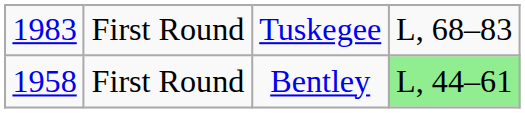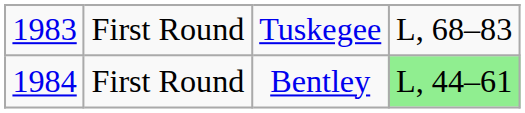(45, 81) 1958 -> (45, 81) 1984
